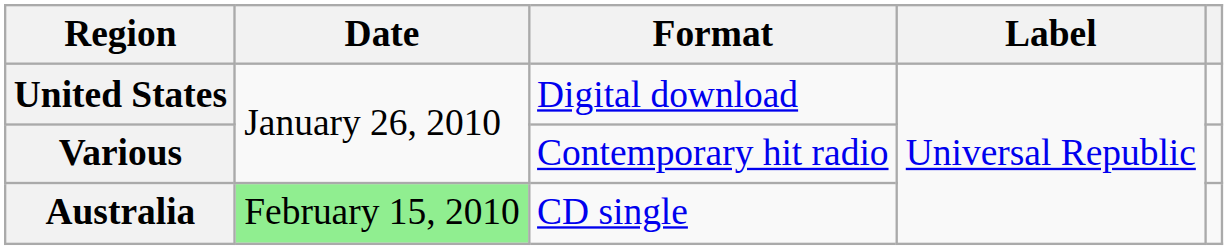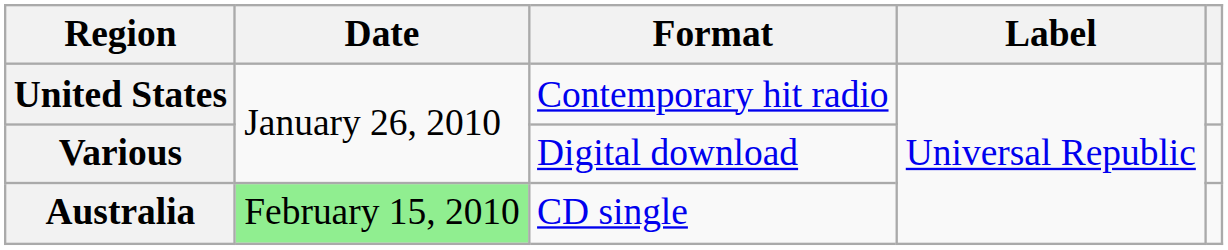(668, 93) Digital download -> (713, 93) Contemporary hit radio
(713, 152) Contemporary hit radio -> (668, 152) Digital download
